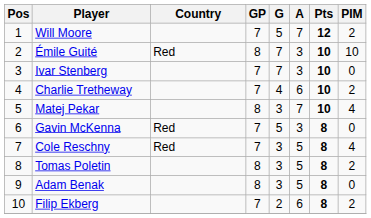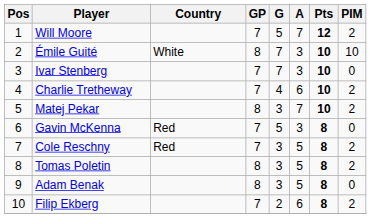(164, 52) Red -> (169, 52) White
(352, 109) 4 -> (352, 109) 2
(352, 147) 4 -> (352, 147) 2
